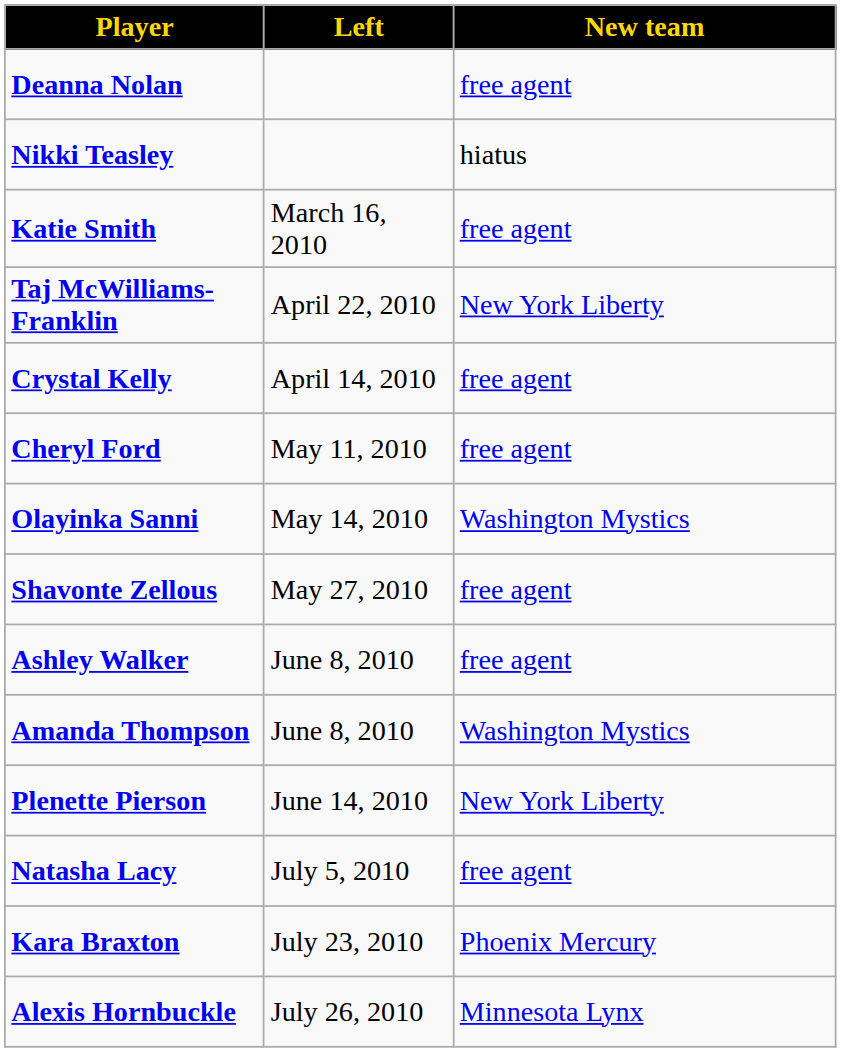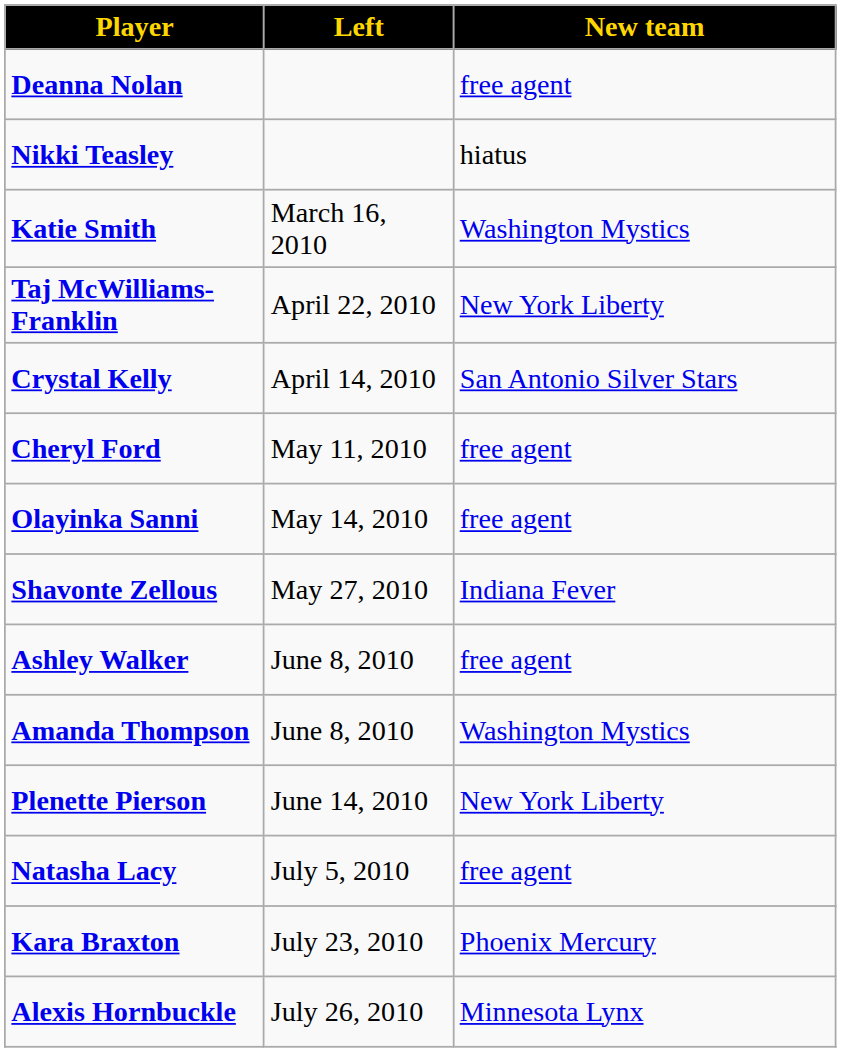(516, 228) free agent -> (575, 228) Washington Mystics
(516, 377) free agent -> (599, 377) San Antonio Silver Stars
(575, 518) Washington Mystics -> (516, 518) free agent
(516, 589) free agent -> (538, 589) Indiana Fever
